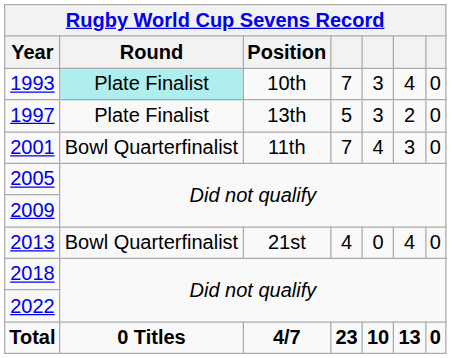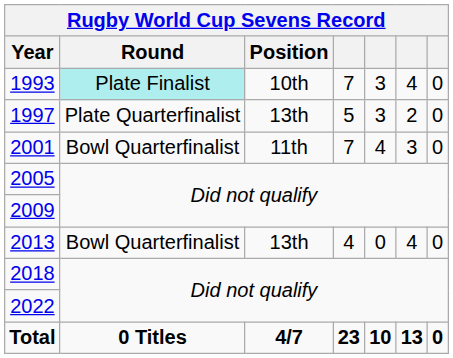(151, 115) Plate Finalist -> (153, 115) Plate Quarterfinalist
(287, 242) 21st -> (289, 242) 13th
